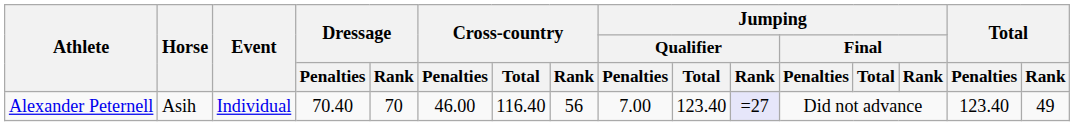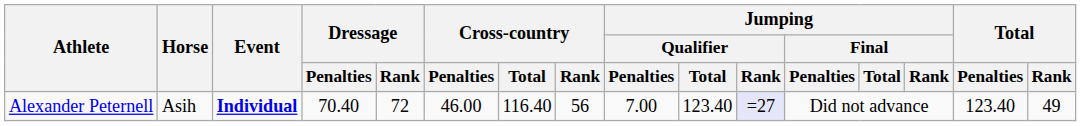(254, 106) normal -> (257, 106) bold
(394, 106) 70 -> (400, 106) 72
